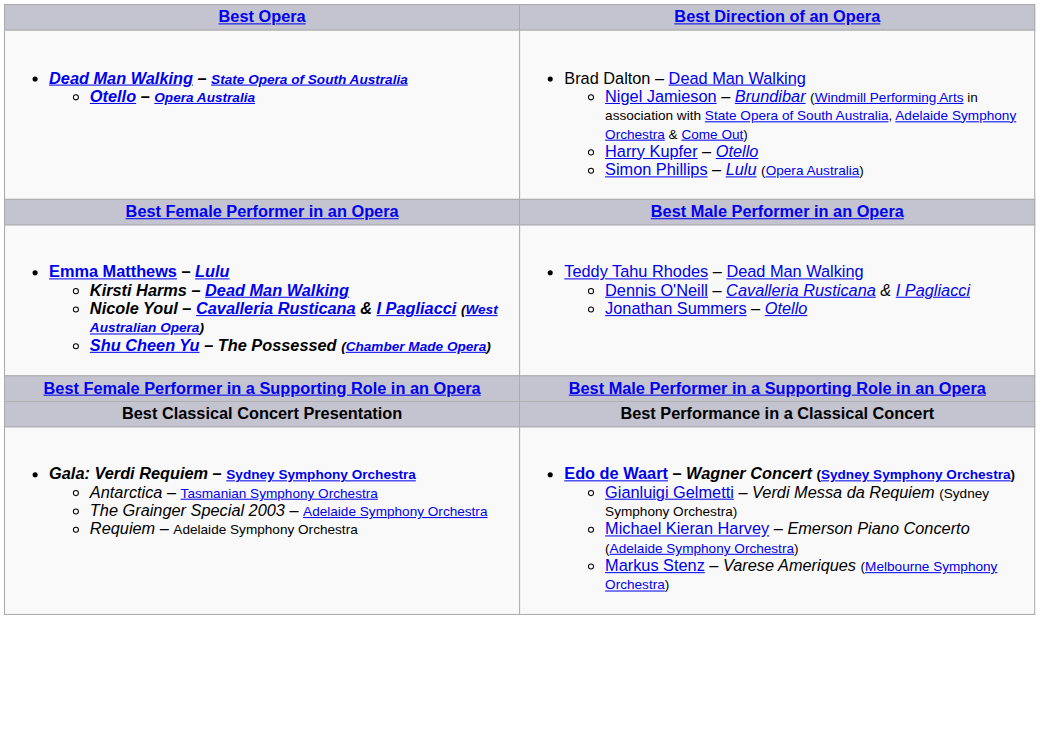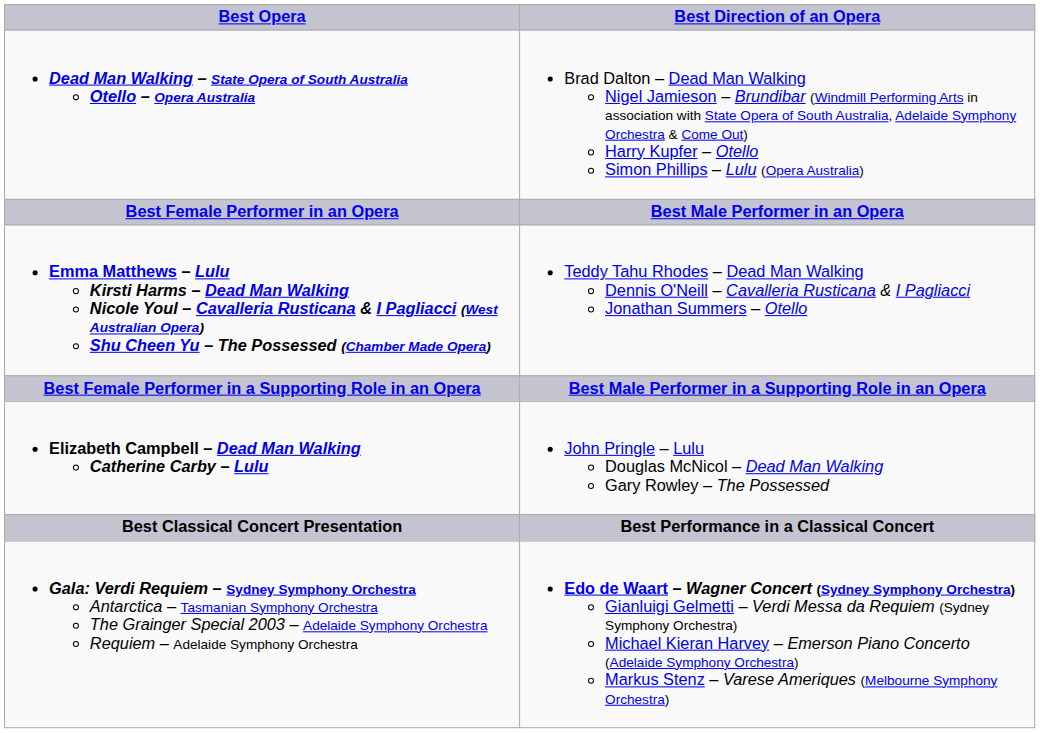+ row: (262, 458)
